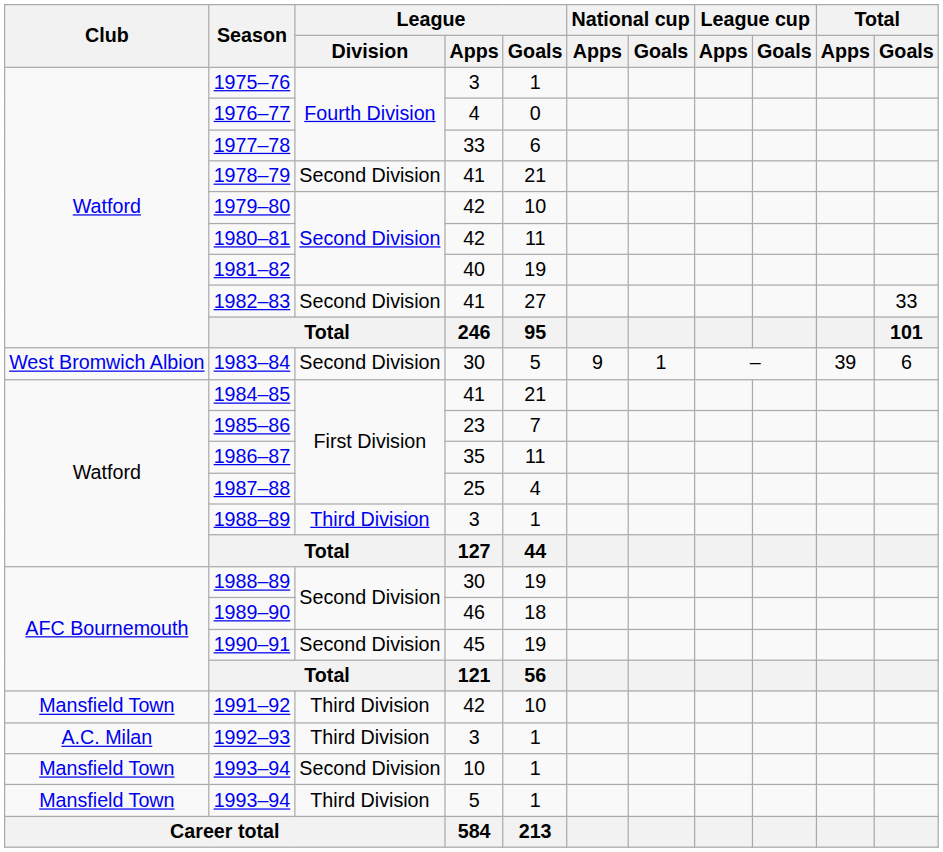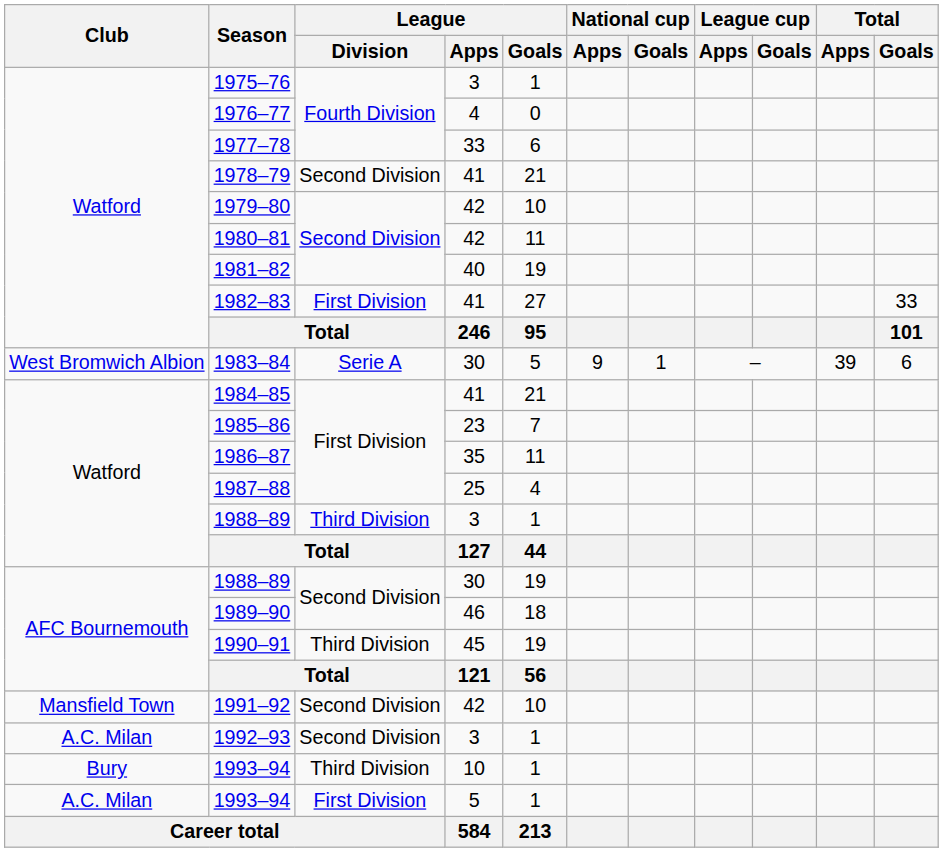(370, 301) Second Division -> (370, 301) First Division
(370, 363) Second Division -> (370, 363) Serie A
(370, 644) Second Division -> (370, 644) Third Division
(370, 706) Third Division -> (370, 706) Second Division
(370, 737) Third Division -> (370, 737) Second Division
(107, 769) Mansfield Town -> (107, 769) Bury
(370, 769) Second Division -> (370, 769) Third Division
(107, 800) Mansfield Town -> (107, 800) A.C. Milan
(370, 800) Third Division -> (370, 800) First Division
